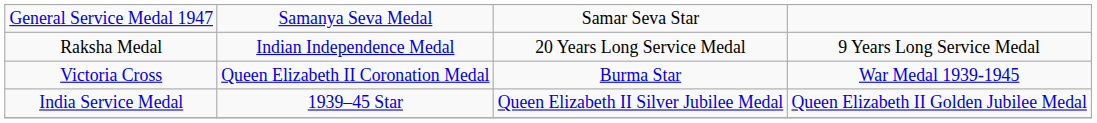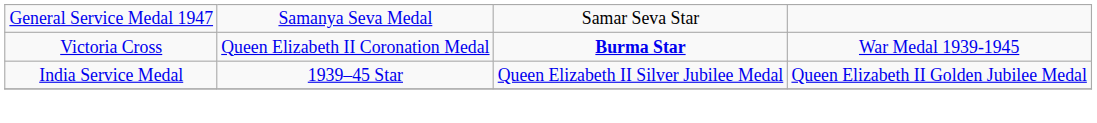- row: (111, 46)
(640, 74) normal -> (640, 46) bold
